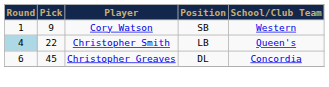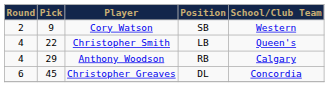(21, 28) 1 -> (21, 28) 2
(21, 43) lightblue background -> (21, 43) no background
+ row: (121, 58)
